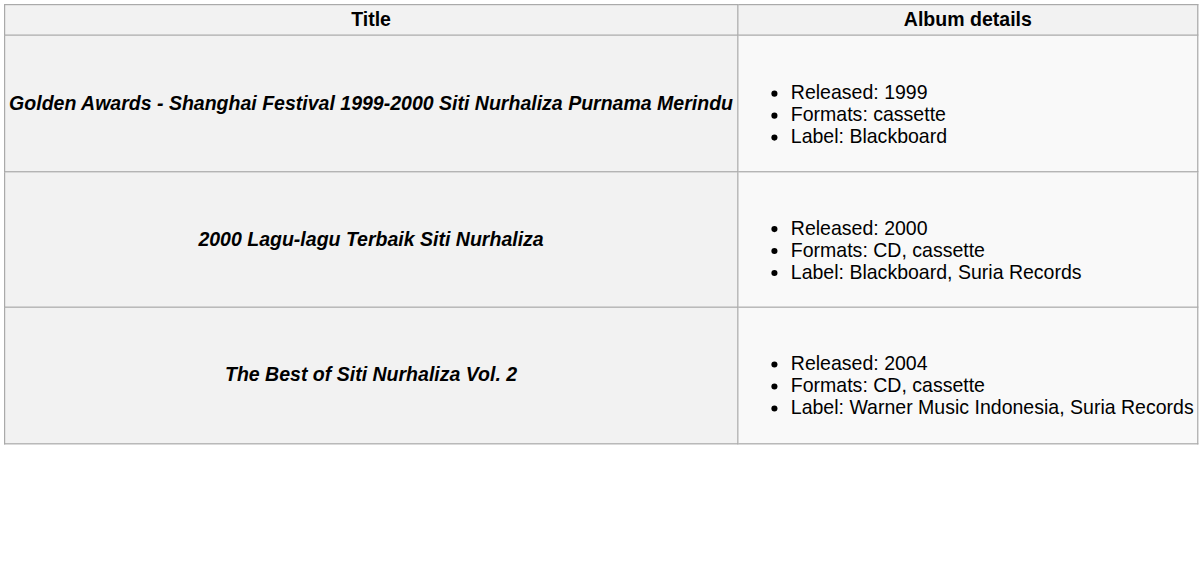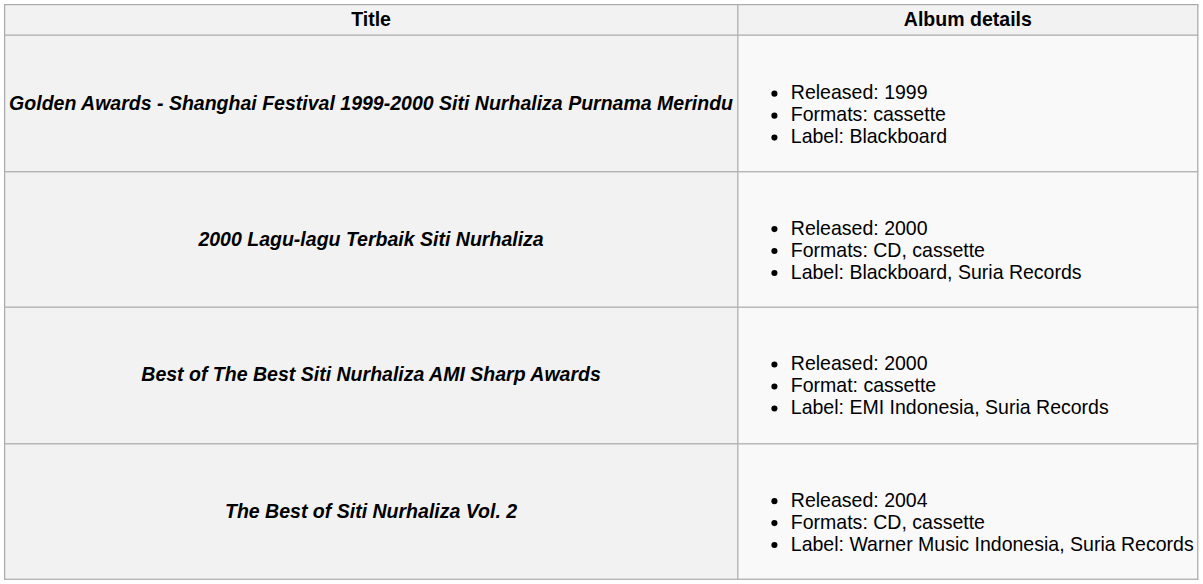+ row: (371, 375)
